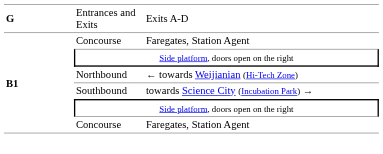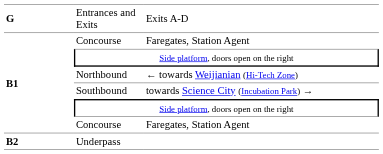+ row: (98, 141)
